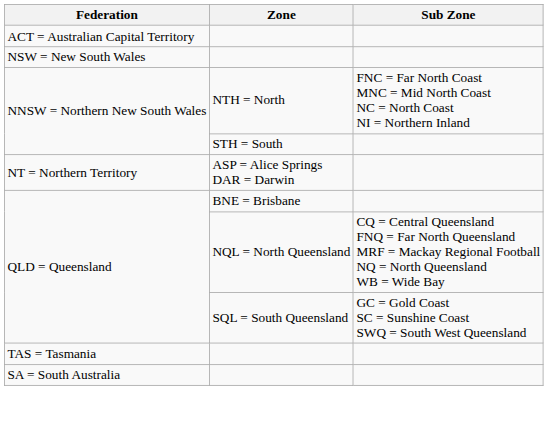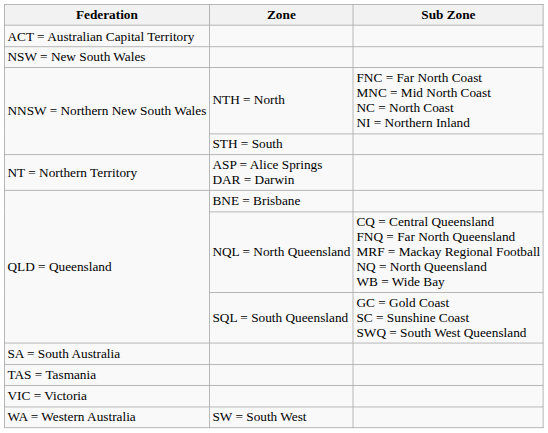rows swapped: (64, 375) <-> (52, 353)
+ row: (47, 396)
+ row: (72, 417)
